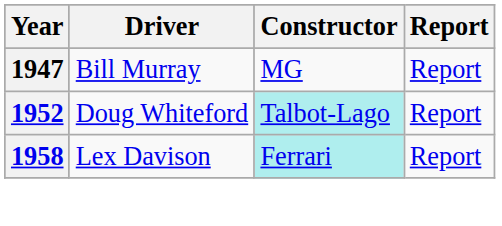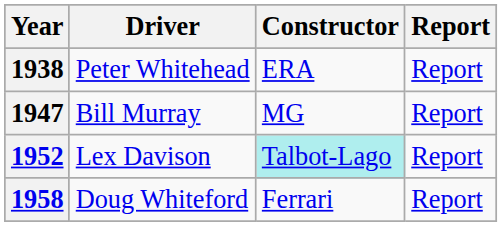+ row: (37, 69)
(162, 113) Doug Whiteford -> (143, 156) Lex Davison
(143, 156) Lex Davison -> (162, 199) Doug Whiteford
(296, 156) paleturquoise background -> (298, 199) no background
